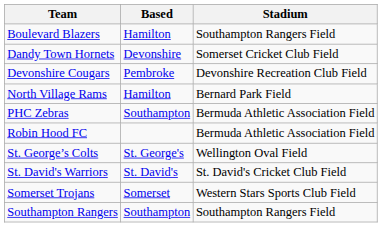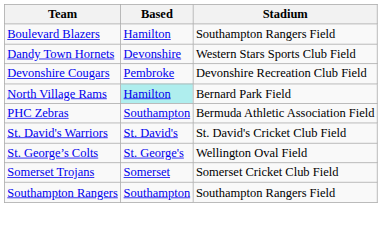(267, 53) Somerset Cricket Club Field -> (276, 53) Western Stars Sports Club Field
(147, 93) no background -> (147, 93) paleturquoise background
- row: (47, 133)
rows swapped: (58, 172) <-> (53, 152)
(276, 192) Western Stars Sports Club Field -> (267, 172) Somerset Cricket Club Field
